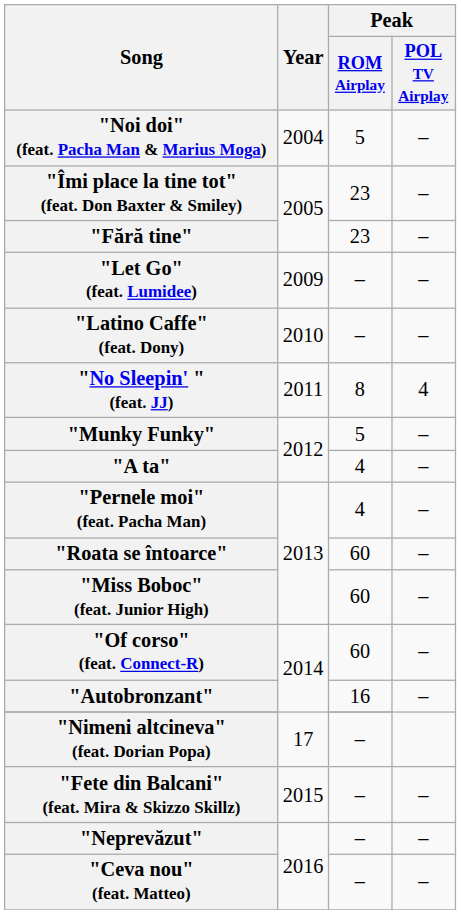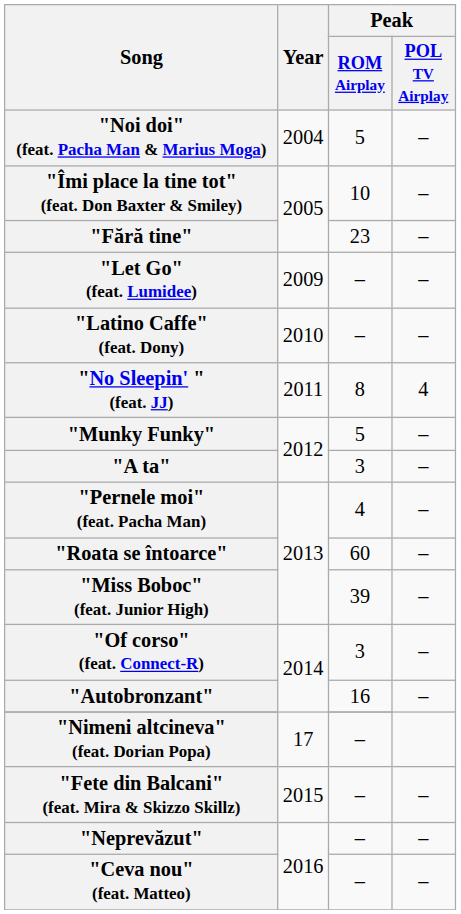(360, 192) 23 -> (360, 192) 10
(360, 466) 4 -> (360, 466) 3
(360, 597) 60 -> (360, 597) 39
(360, 652) 60 -> (360, 652) 3
